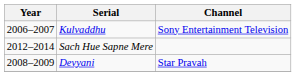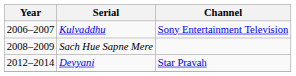(31, 46) 2012–2014 -> (31, 46) 2008–2009
(31, 63) 2008–2009 -> (31, 63) 2012–2014
